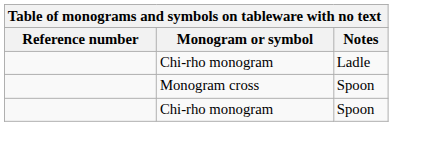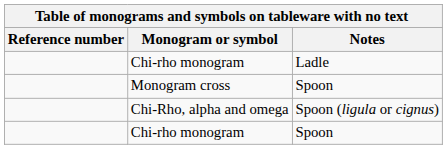+ row: (210, 109)
